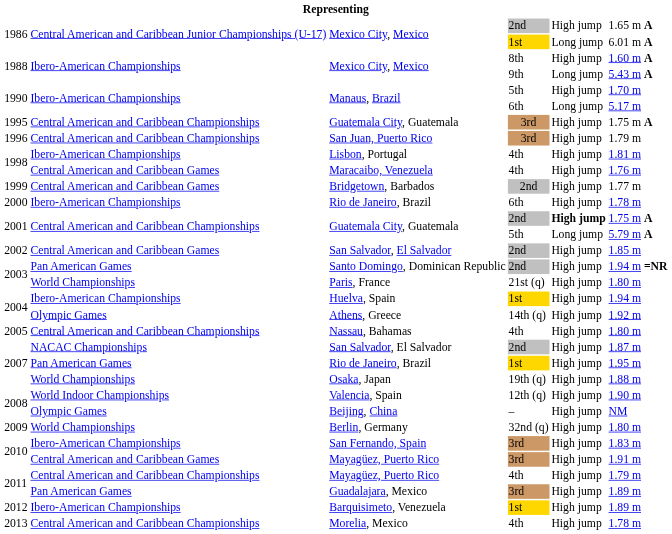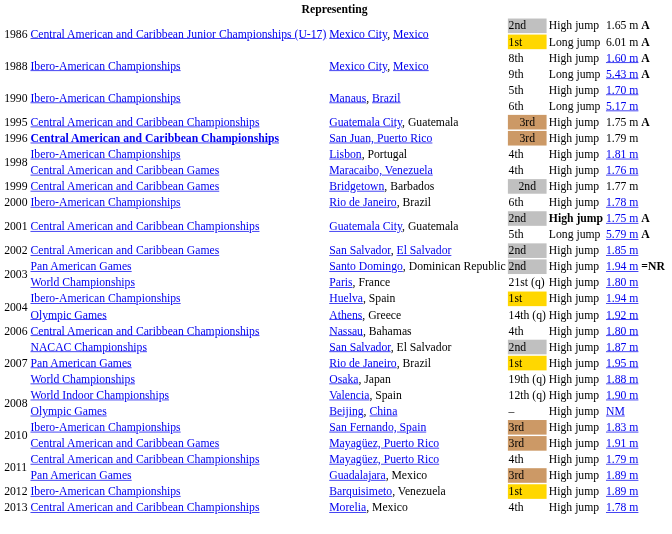(145, 138) normal -> (155, 138) bold
(16, 331) 2005 -> (16, 331) 2006
- row: (368, 427)
